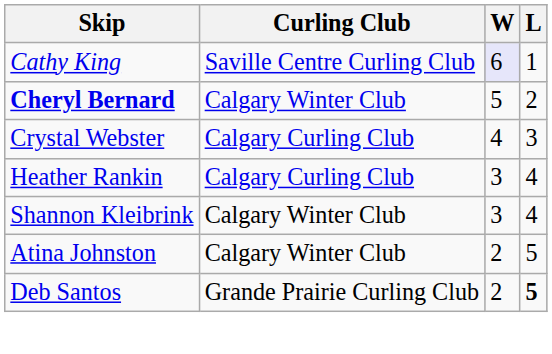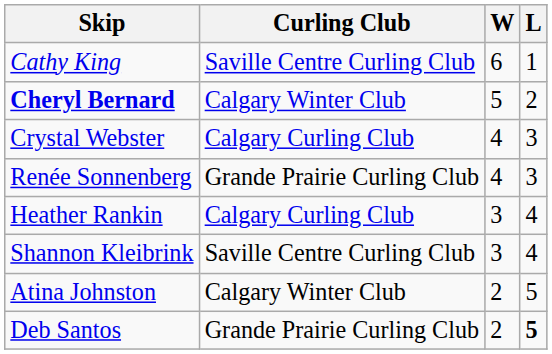(496, 61) lavender background -> (496, 61) no background
+ row: (101, 176)
(305, 215) Calgary Winter Club -> (340, 253) Saville Centre Curling Club
